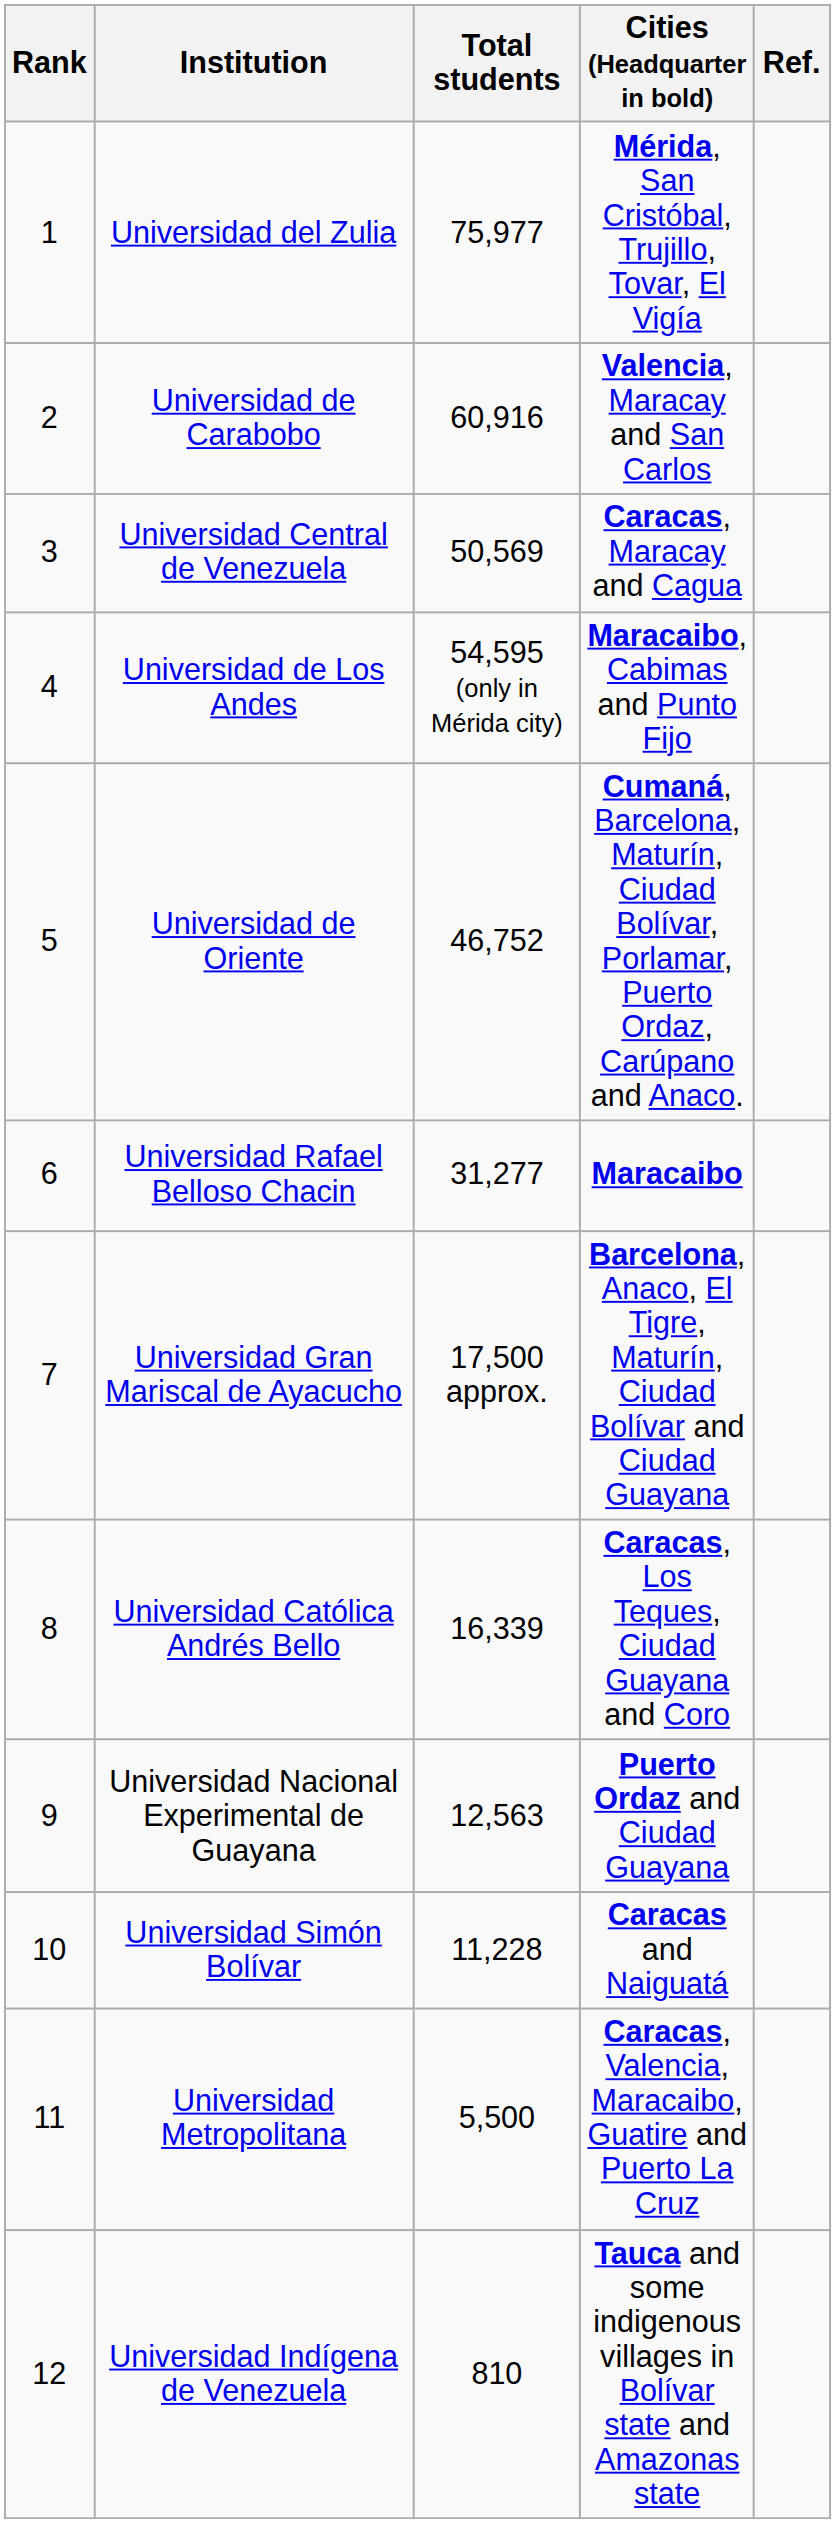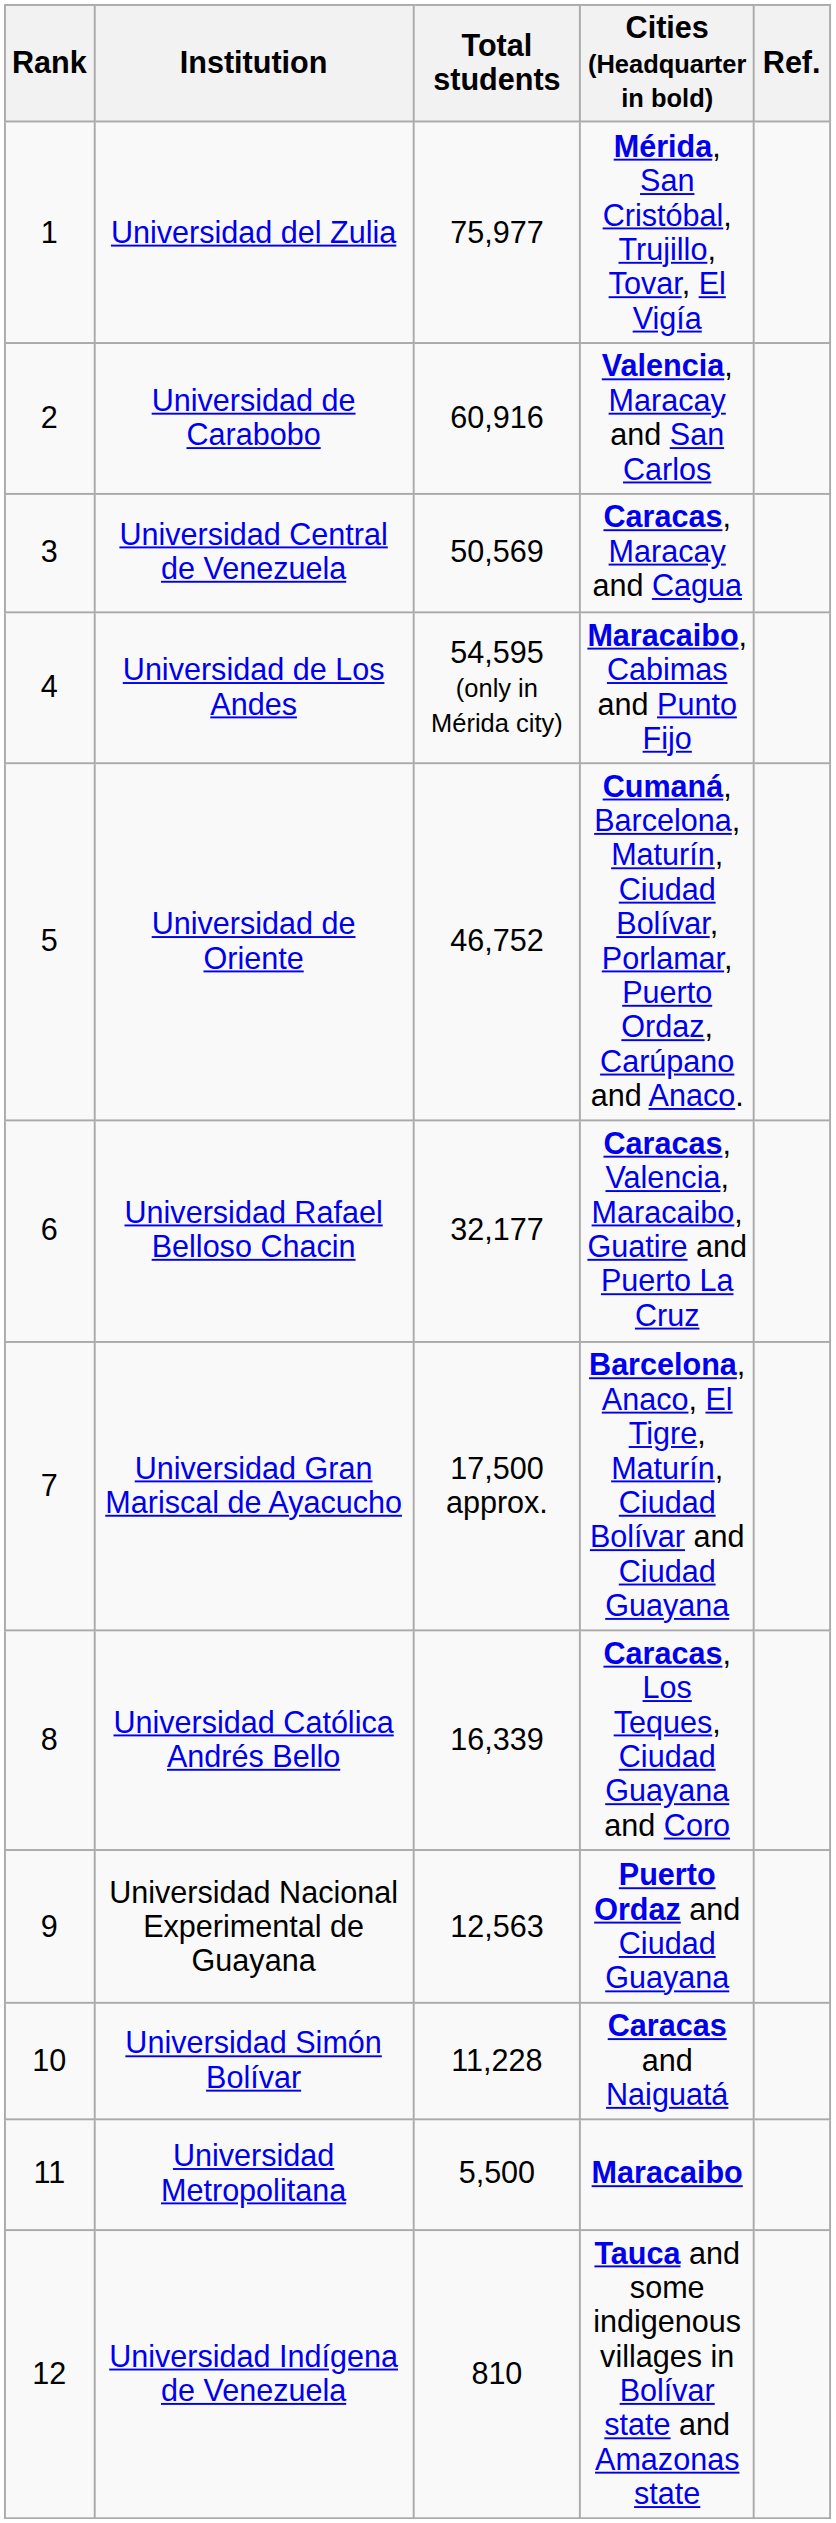(497, 1175) 31,277 -> (497, 1230) 32,177
(667, 1175) Maracaibo -> (667, 1230) Caracas, Valencia, Maracaibo, Guatire and Puerto La Cruz
(667, 2118) Caracas, Valencia, Maracaibo, Guatire and Puerto La Cruz -> (667, 2173) Maracaibo
